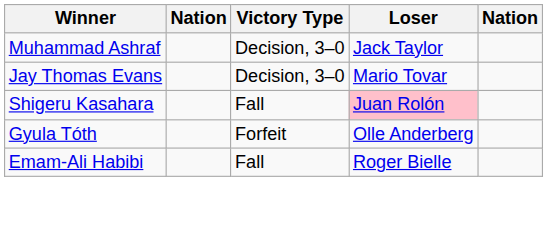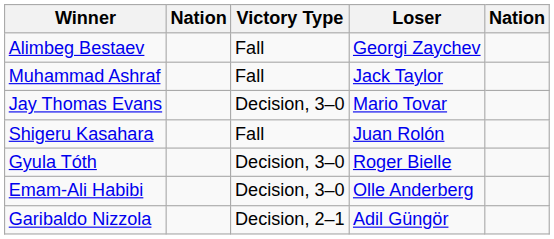+ row: (77, 47)
(290, 47) Decision, 3–0 -> (250, 76) Fall
(399, 104) pink background -> (399, 133) no background
(261, 133) Forfeit -> (290, 162) Decision, 3–0
(413, 133) Olle Anderberg -> (402, 162) Roger Bielle
(250, 162) Fall -> (290, 190) Decision, 3–0
(402, 162) Roger Bielle -> (413, 190) Olle Anderberg
+ row: (80, 219)
